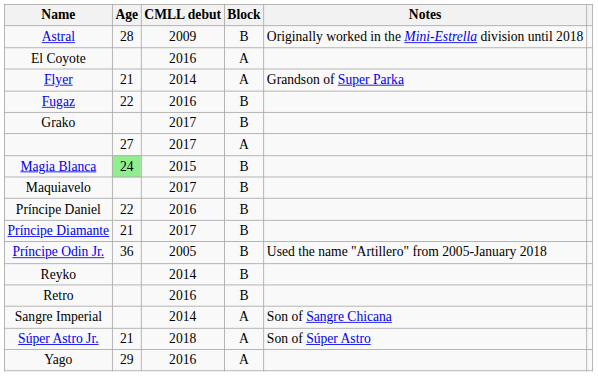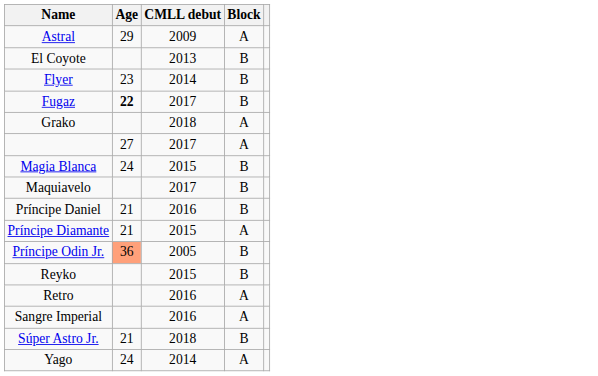- column: (425, 15)
(127, 36) 28 -> (127, 36) 29
(244, 36) B -> (244, 36) A
(183, 58) 2016 -> (183, 58) 2013
(244, 58) A -> (244, 58) B
(127, 79) 21 -> (127, 79) 23
(244, 79) A -> (244, 79) B
(127, 101) normal -> (127, 101) bold
(183, 101) 2016 -> (183, 101) 2017
(183, 123) 2017 -> (183, 123) 2018
(244, 123) B -> (244, 123) A
(127, 166) lightgreen background -> (127, 166) no background
(127, 209) 22 -> (127, 209) 21
(183, 230) 2017 -> (183, 230) 2015
(244, 230) B -> (244, 230) A
(127, 252) no background -> (127, 252) lightsalmon background
(183, 274) 2014 -> (183, 274) 2015
(244, 295) B -> (244, 295) A
(183, 317) 2014 -> (183, 317) 2016
(244, 338) A -> (244, 338) B
(127, 360) 29 -> (127, 360) 24
(183, 360) 2016 -> (183, 360) 2014
